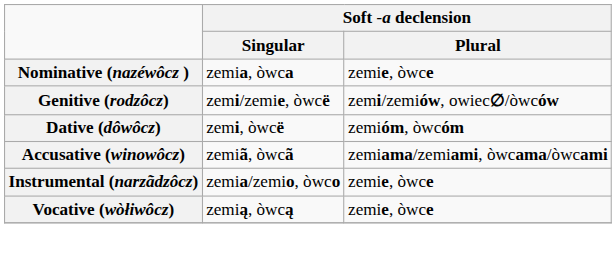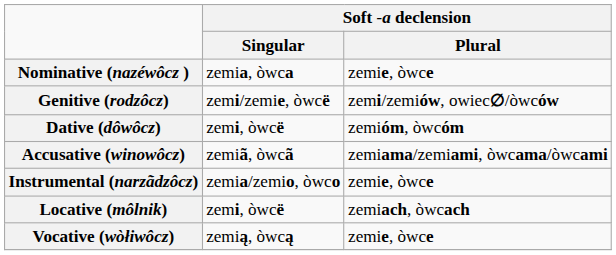+ row: (103, 209)
